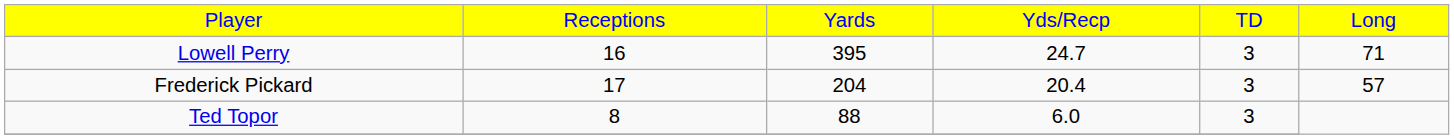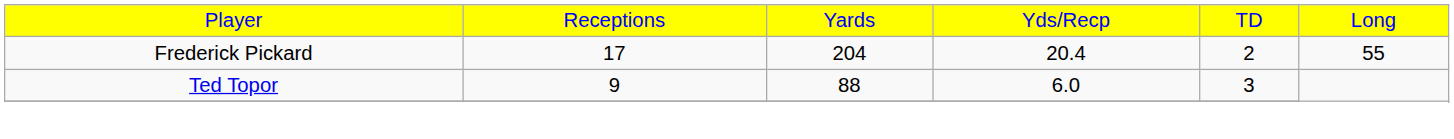- row: (234, 52)
(1249, 85) 3 -> (1249, 52) 2
(1373, 85) 57 -> (1373, 52) 55
(614, 117) 8 -> (614, 85) 9
